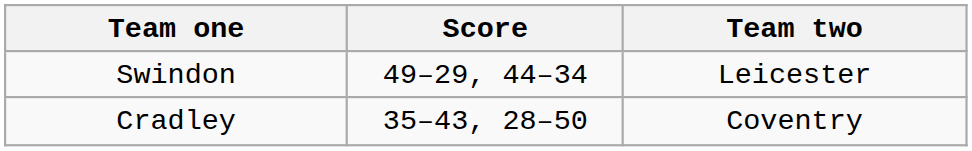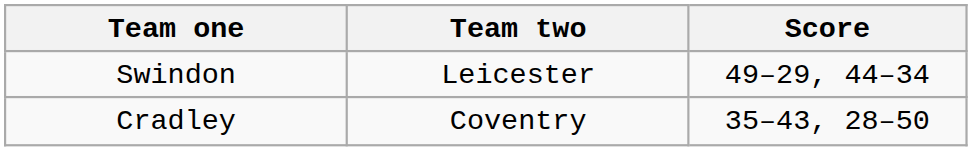columns swapped: (795, 28) <-> (485, 28)
